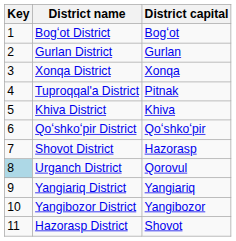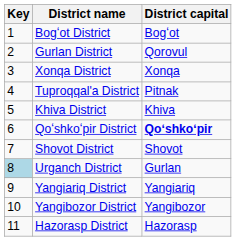(163, 52) Gurlan -> (166, 52) Qorovul
(175, 129) normal -> (178, 129) bold
(171, 149) Hazorasp -> (164, 149) Shovot
(166, 168) Qorovul -> (163, 168) Gurlan
(164, 226) Shovot -> (171, 226) Hazorasp
